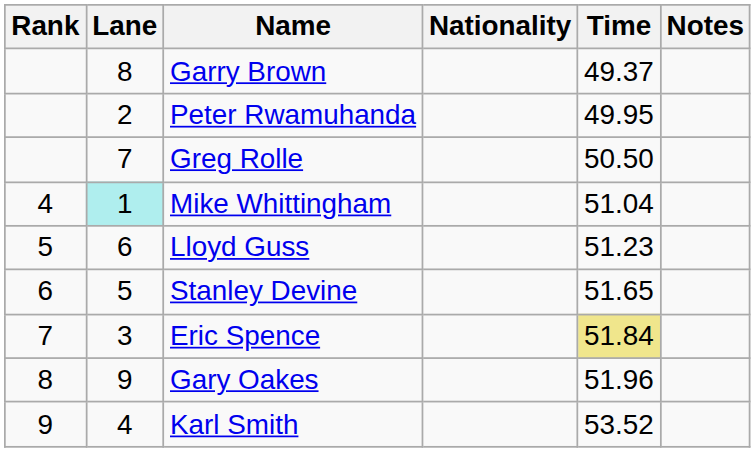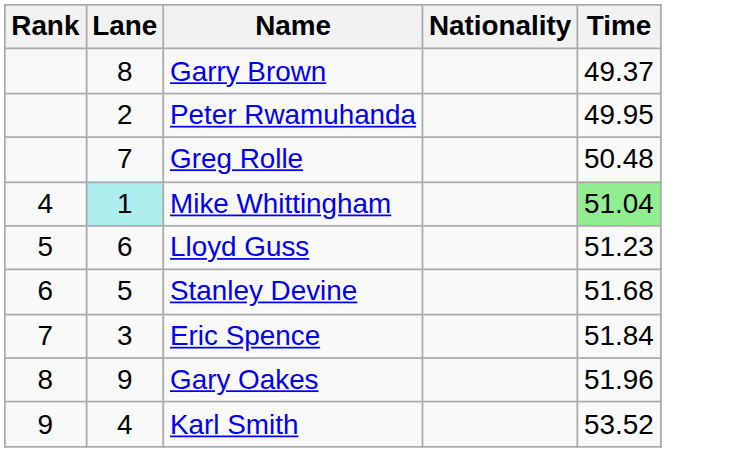- column: (705, 26)
(619, 159) 50.50 -> (619, 159) 50.48
(619, 203) no background -> (619, 203) lightgreen background
(619, 291) 51.65 -> (619, 291) 51.68
(619, 335) khaki background -> (619, 335) no background
